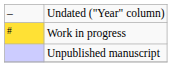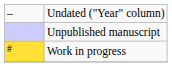rows swapped: (103, 53) <-> (86, 33)
